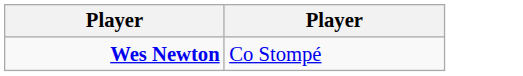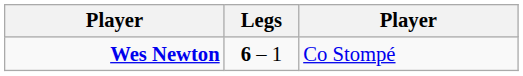+ column: (261, 20)
